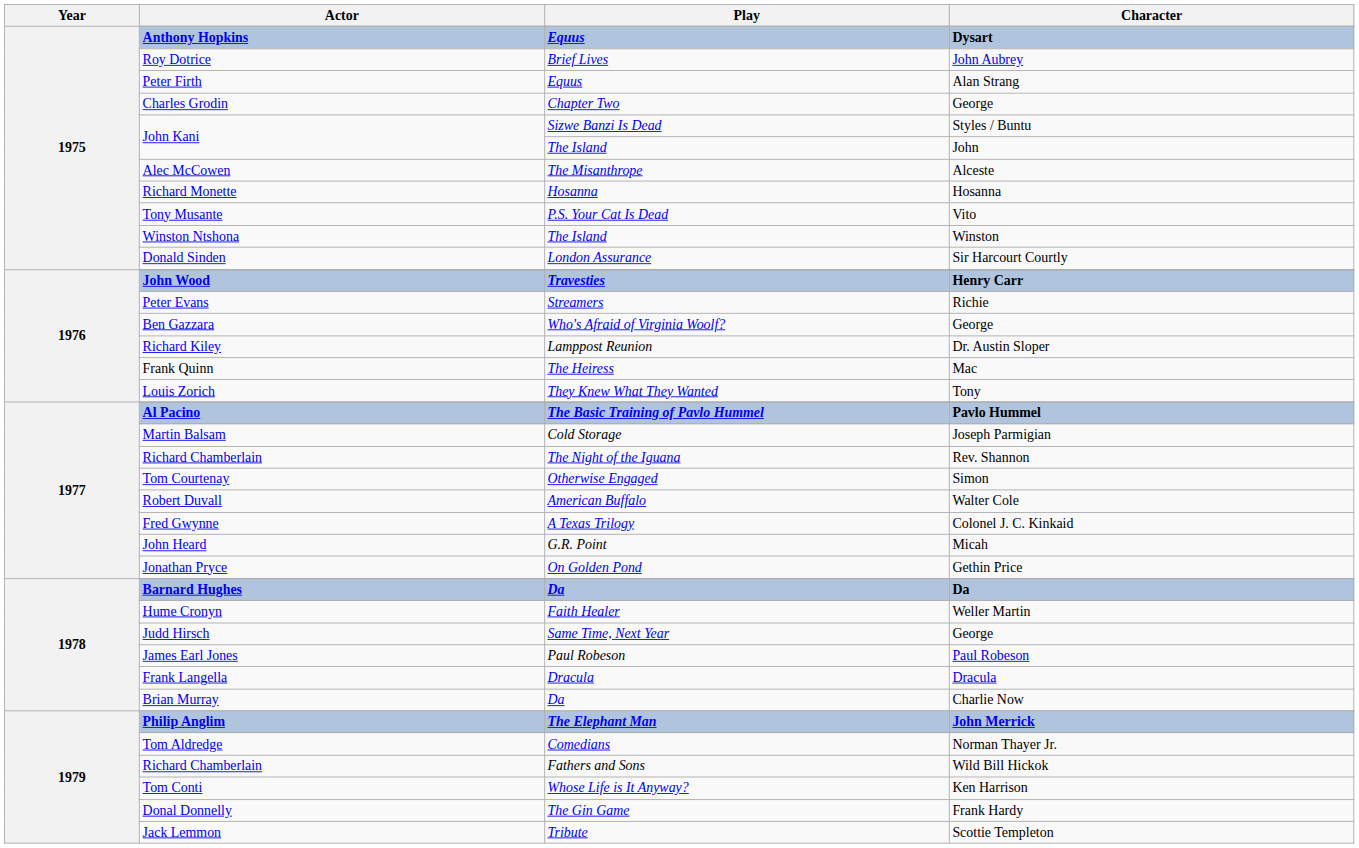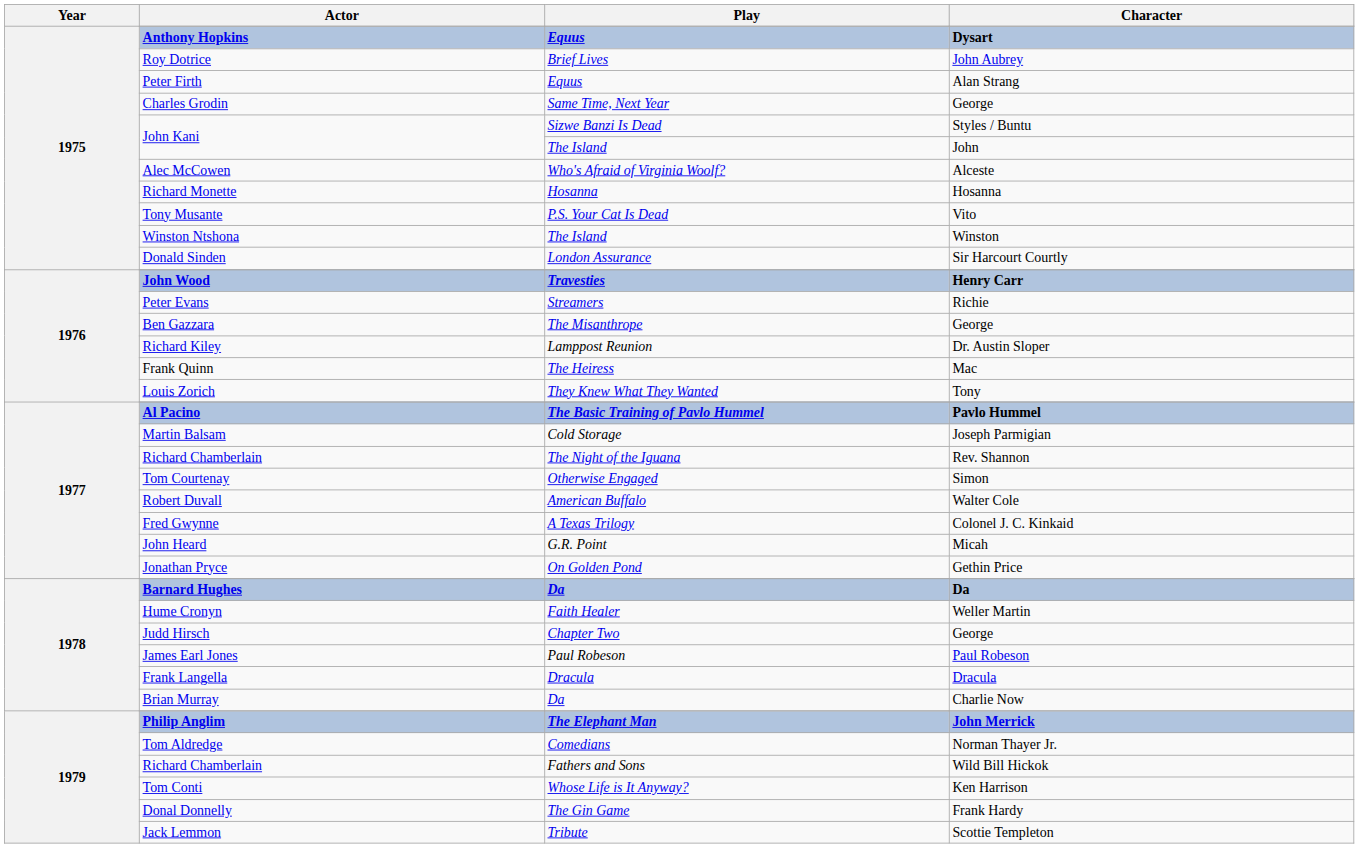(584, 103) Chapter Two -> (608, 103) Same Time, Next Year
(595, 170) The Misanthrope -> (636, 170) Who's Afraid of Virginia Woolf?
(636, 324) Who's Afraid of Virginia Woolf? -> (595, 324) The Misanthrope
(608, 633) Same Time, Next Year -> (584, 633) Chapter Two
